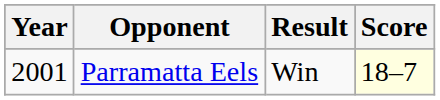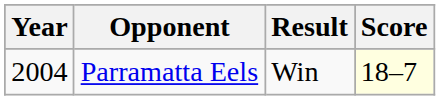(40, 71) 2001 -> (40, 71) 2004
